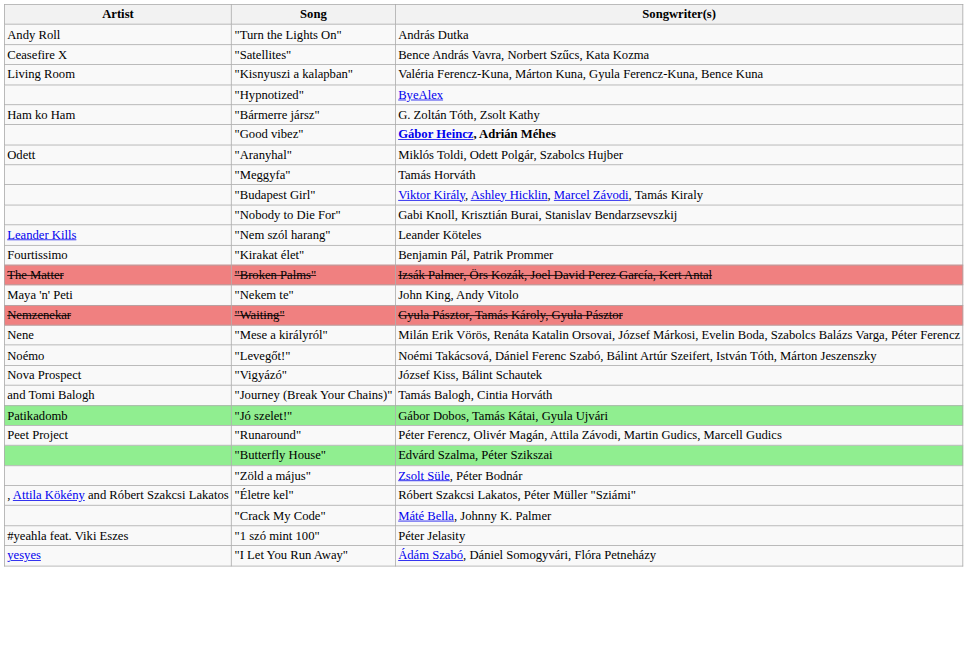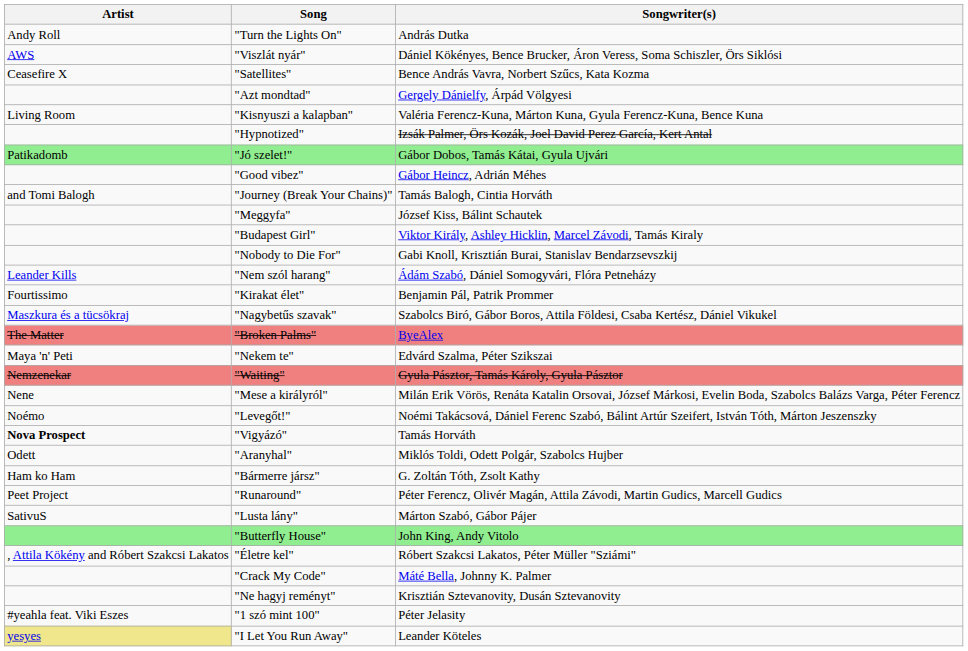+ row: (270, 54)
+ row: (273, 94)
(421, 94) ByeAlex -> (555, 134) Izsák Palmer, Örs Kozák, Joel David Perez García, Kert Antal
rows swapped: (277, 114) <-> (263, 415)
(477, 134) bold -> (472, 174) normal
rows swapped: (313, 395) <-> (263, 154)
(437, 174) Tamás Horváth -> (470, 214) József Kiss, Bálint Schautek
(440, 235) Leander Köteles -> (527, 275) Ádám Szabó, Dániel Somogyvári, Flóra Petneházy
+ row: (286, 315)
(555, 275) Izsák Palmer, Örs Kozák, Joel David Perez García, Kert Antal -> (421, 335) ByeAlex
(458, 295) John King, Andy Vitolo -> (475, 355) Edvárd Szalma, Péter Szikszai
(44, 375) normal -> (46, 435) bold
(470, 375) József Kiss, Bálint Schautek -> (437, 435) Tamás Horváth
+ row: (266, 515)
(475, 455) Edvárd Szalma, Péter Szikszai -> (458, 535) John King, Andy Vitolo
- row: (273, 475)
+ row: (285, 595)
(24, 555) no background -> (24, 635) khaki background
(527, 555) Ádám Szabó, Dániel Somogyvári, Flóra Petneházy -> (440, 635) Leander Köteles
